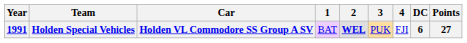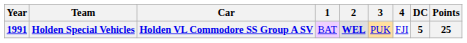(420, 29) 6 -> (420, 29) 5
(446, 29) 27 -> (446, 29) 25
